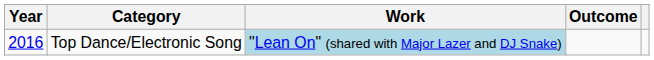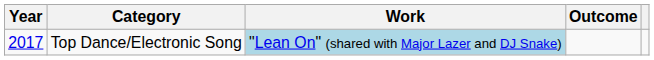(26, 42) 2016 -> (26, 42) 2017
